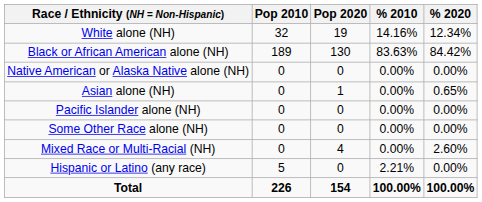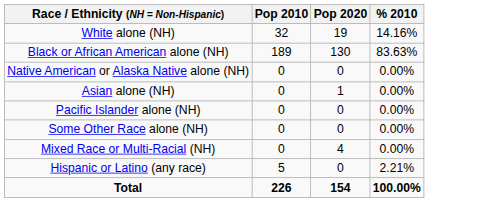- column: (450, 14)
